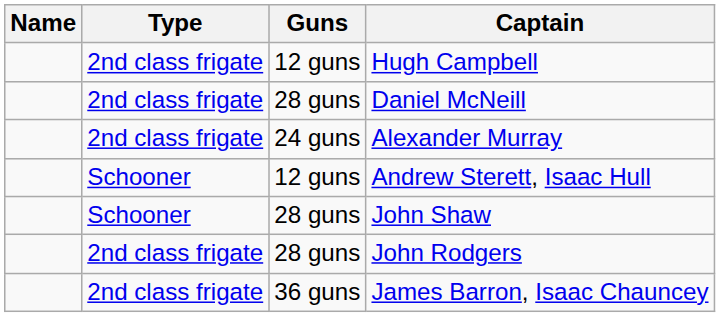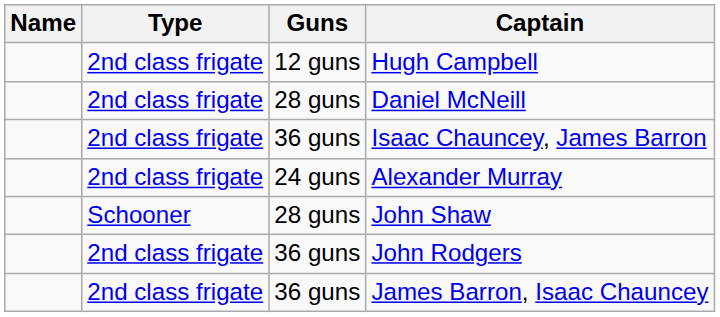+ row: (539, 138)
- row: (511, 176)
(317, 253) 28 guns -> (317, 253) 36 guns
